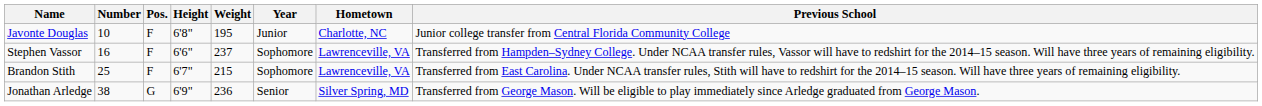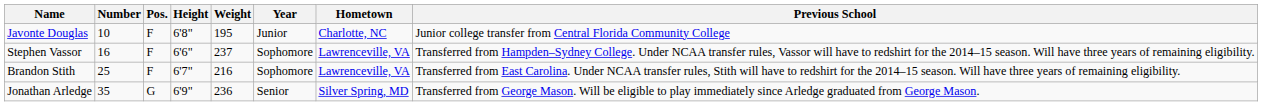(223, 71) 215 -> (223, 71) 216
(104, 91) 38 -> (104, 91) 35
